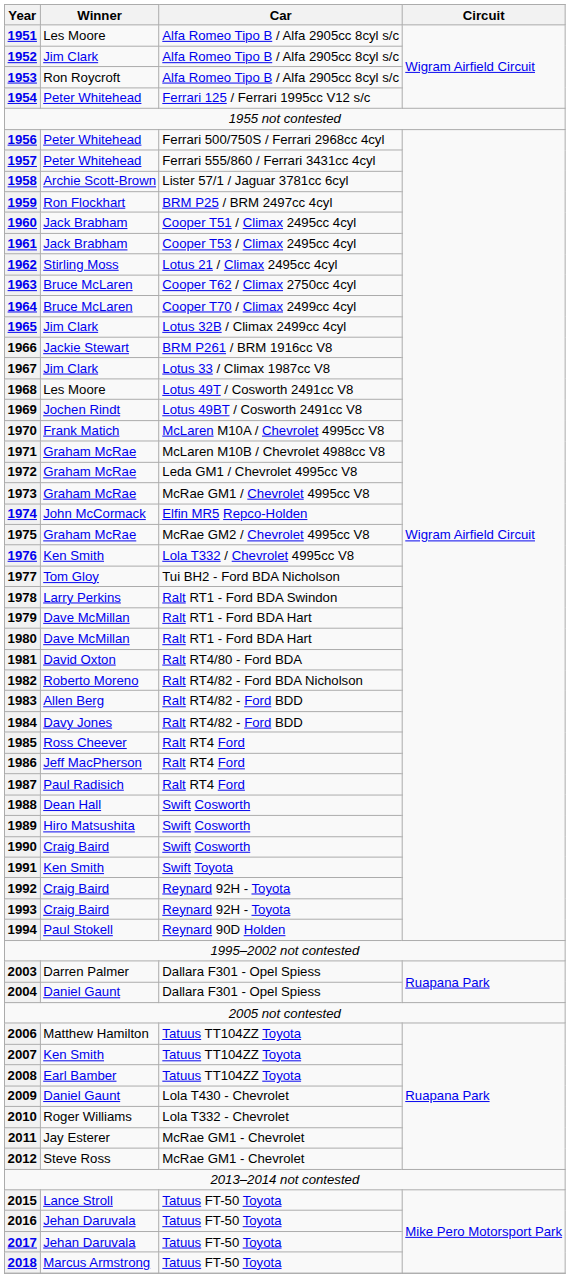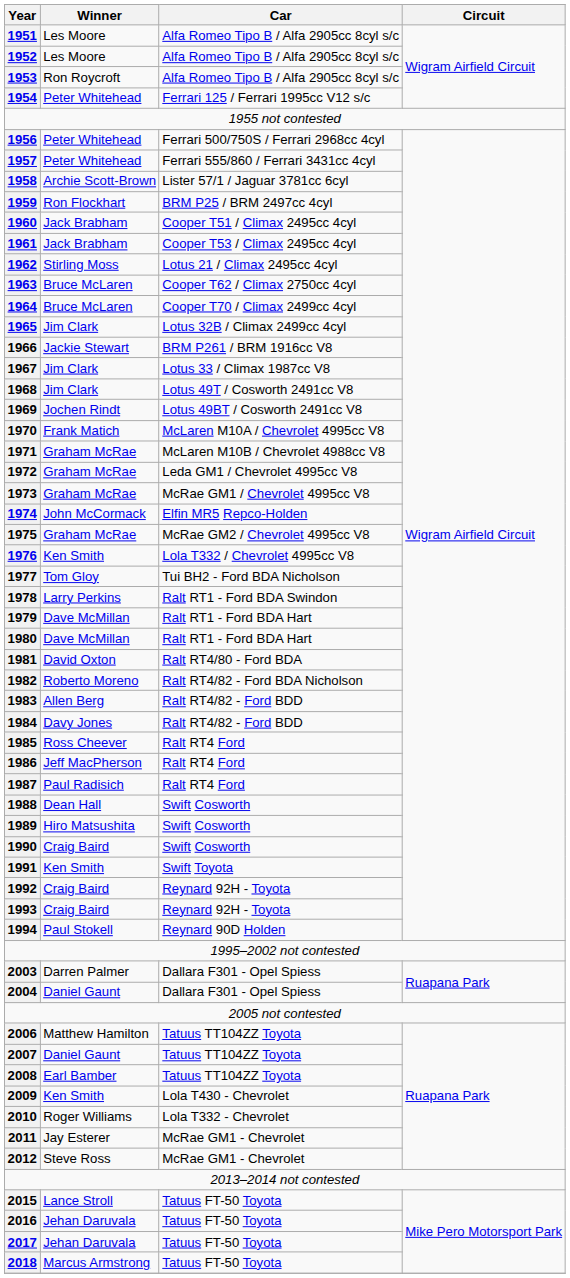(71, 56) Jim Clark -> (74, 56) Les Moore
(74, 389) Les Moore -> (71, 389) Jim Clark
(74, 1054) Ken Smith -> (82, 1054) Daniel Gaunt
(82, 1096) Daniel Gaunt -> (74, 1096) Ken Smith
